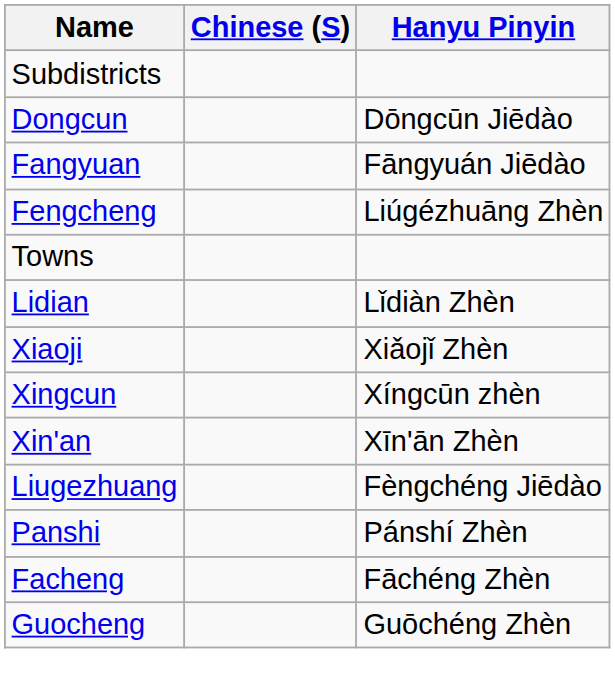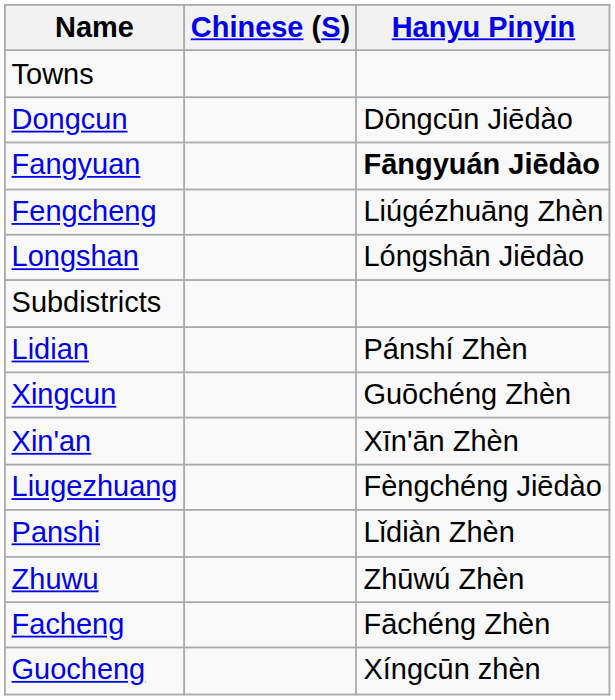rows swapped: (86, 73) <-> (53, 257)
(475, 165) normal -> (482, 165) bold
+ row: (75, 257)
(439, 303) Lǐdiàn Zhèn -> (446, 348) Pánshí Zhèn
- row: (47, 348)
(452, 394) Xíngcūn zhèn -> (467, 394) Guōchéng Zhèn
(446, 532) Pánshí Zhèn -> (439, 532) Lǐdiàn Zhèn
+ row: (55, 578)
(467, 624) Guōchéng Zhèn -> (452, 670) Xíngcūn zhèn
